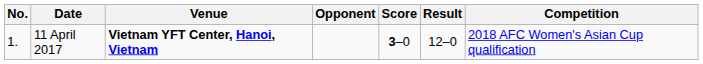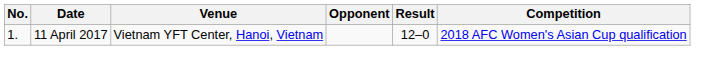- column: (399, 14)
(192, 42) bold -> (218, 34) normal
